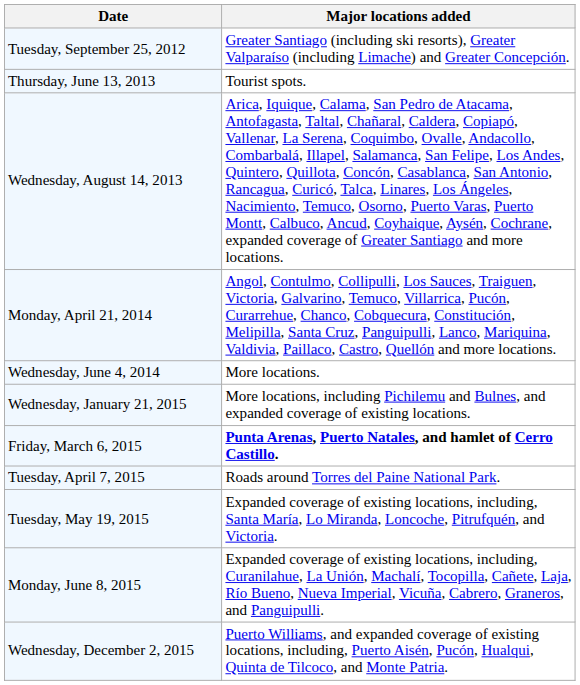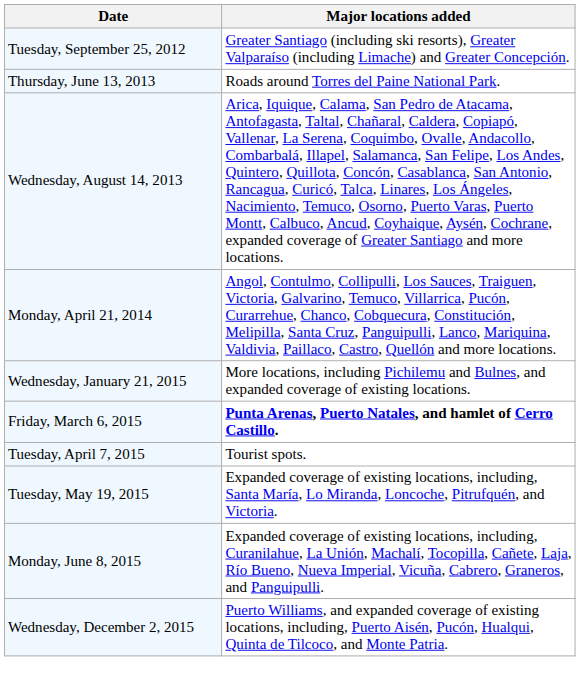(266, 81) Tourist spots. -> (363, 81) Roads around Torres del Paine National Park.
- row: (84, 372)
(363, 477) Roads around Torres del Paine National Park. -> (266, 454) Tourist spots.
